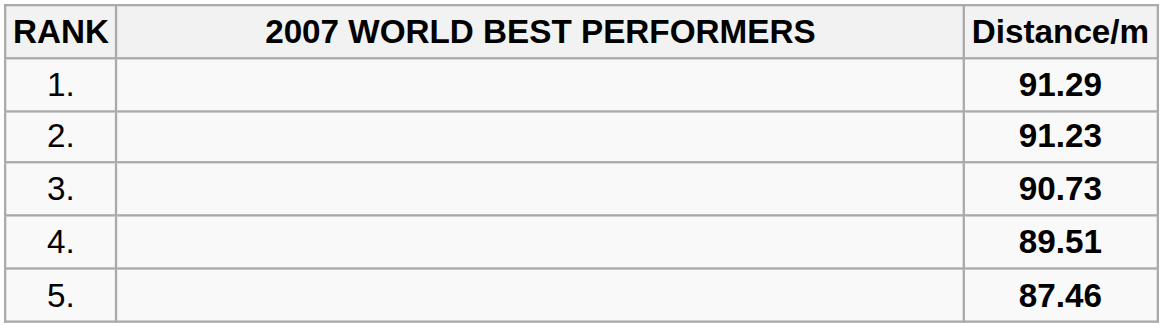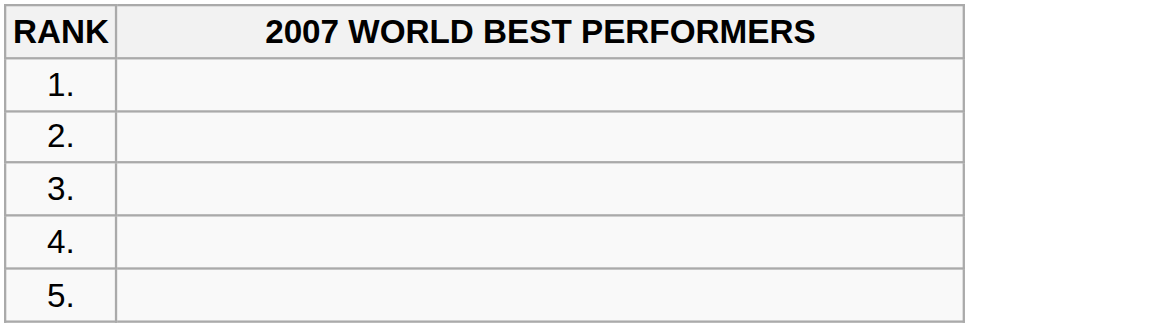- column: (1060, 32)
